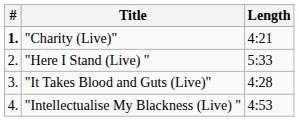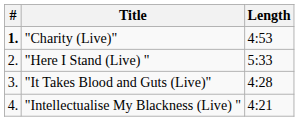(260, 37) 4:21 -> (260, 37) 4:53
(260, 104) 4:53 -> (260, 104) 4:21
